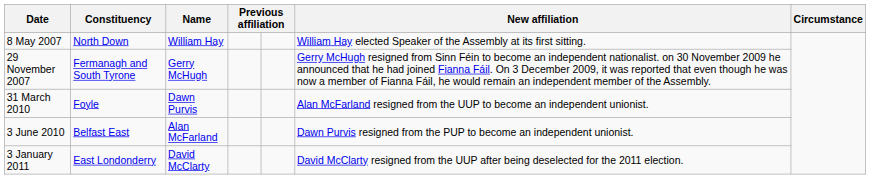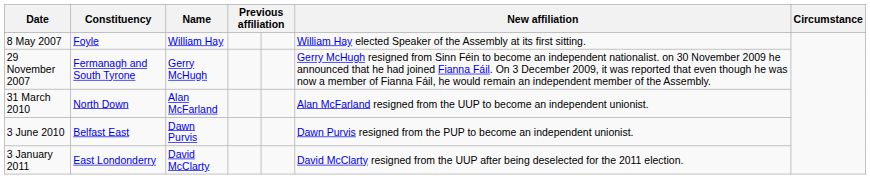(101, 41) North Down -> (86, 41) Foyle
(86, 104) Foyle -> (101, 104) North Down
(183, 104) Dawn Purvis -> (193, 104) Alan McFarland
(193, 132) Alan McFarland -> (183, 132) Dawn Purvis
